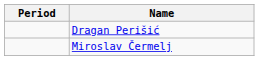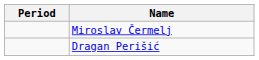rows swapped: (122, 47) <-> (116, 30)
